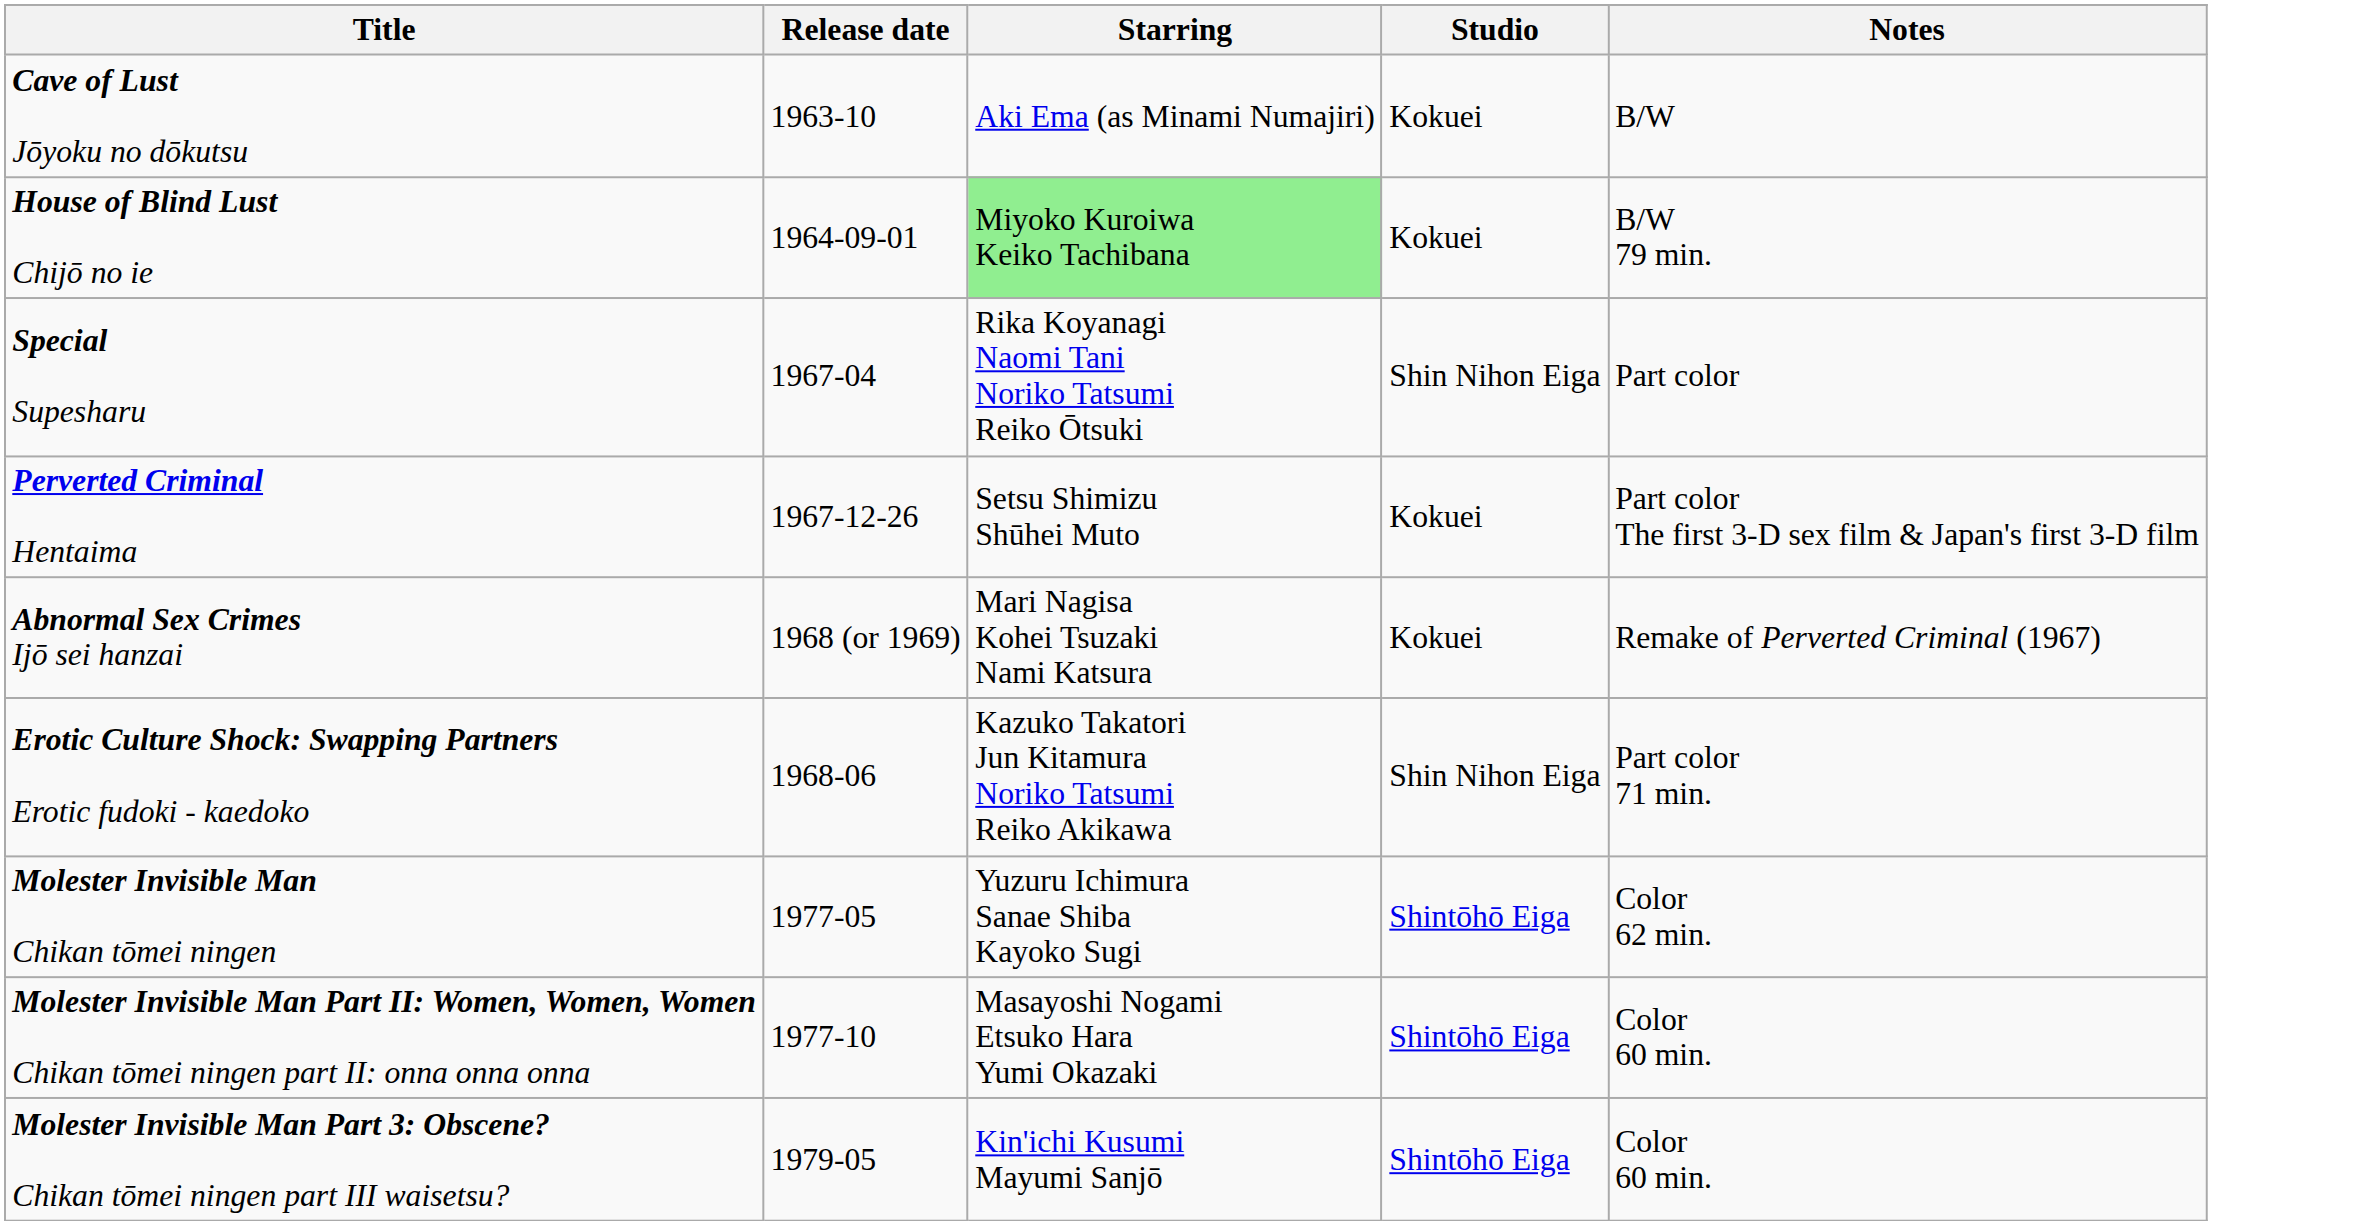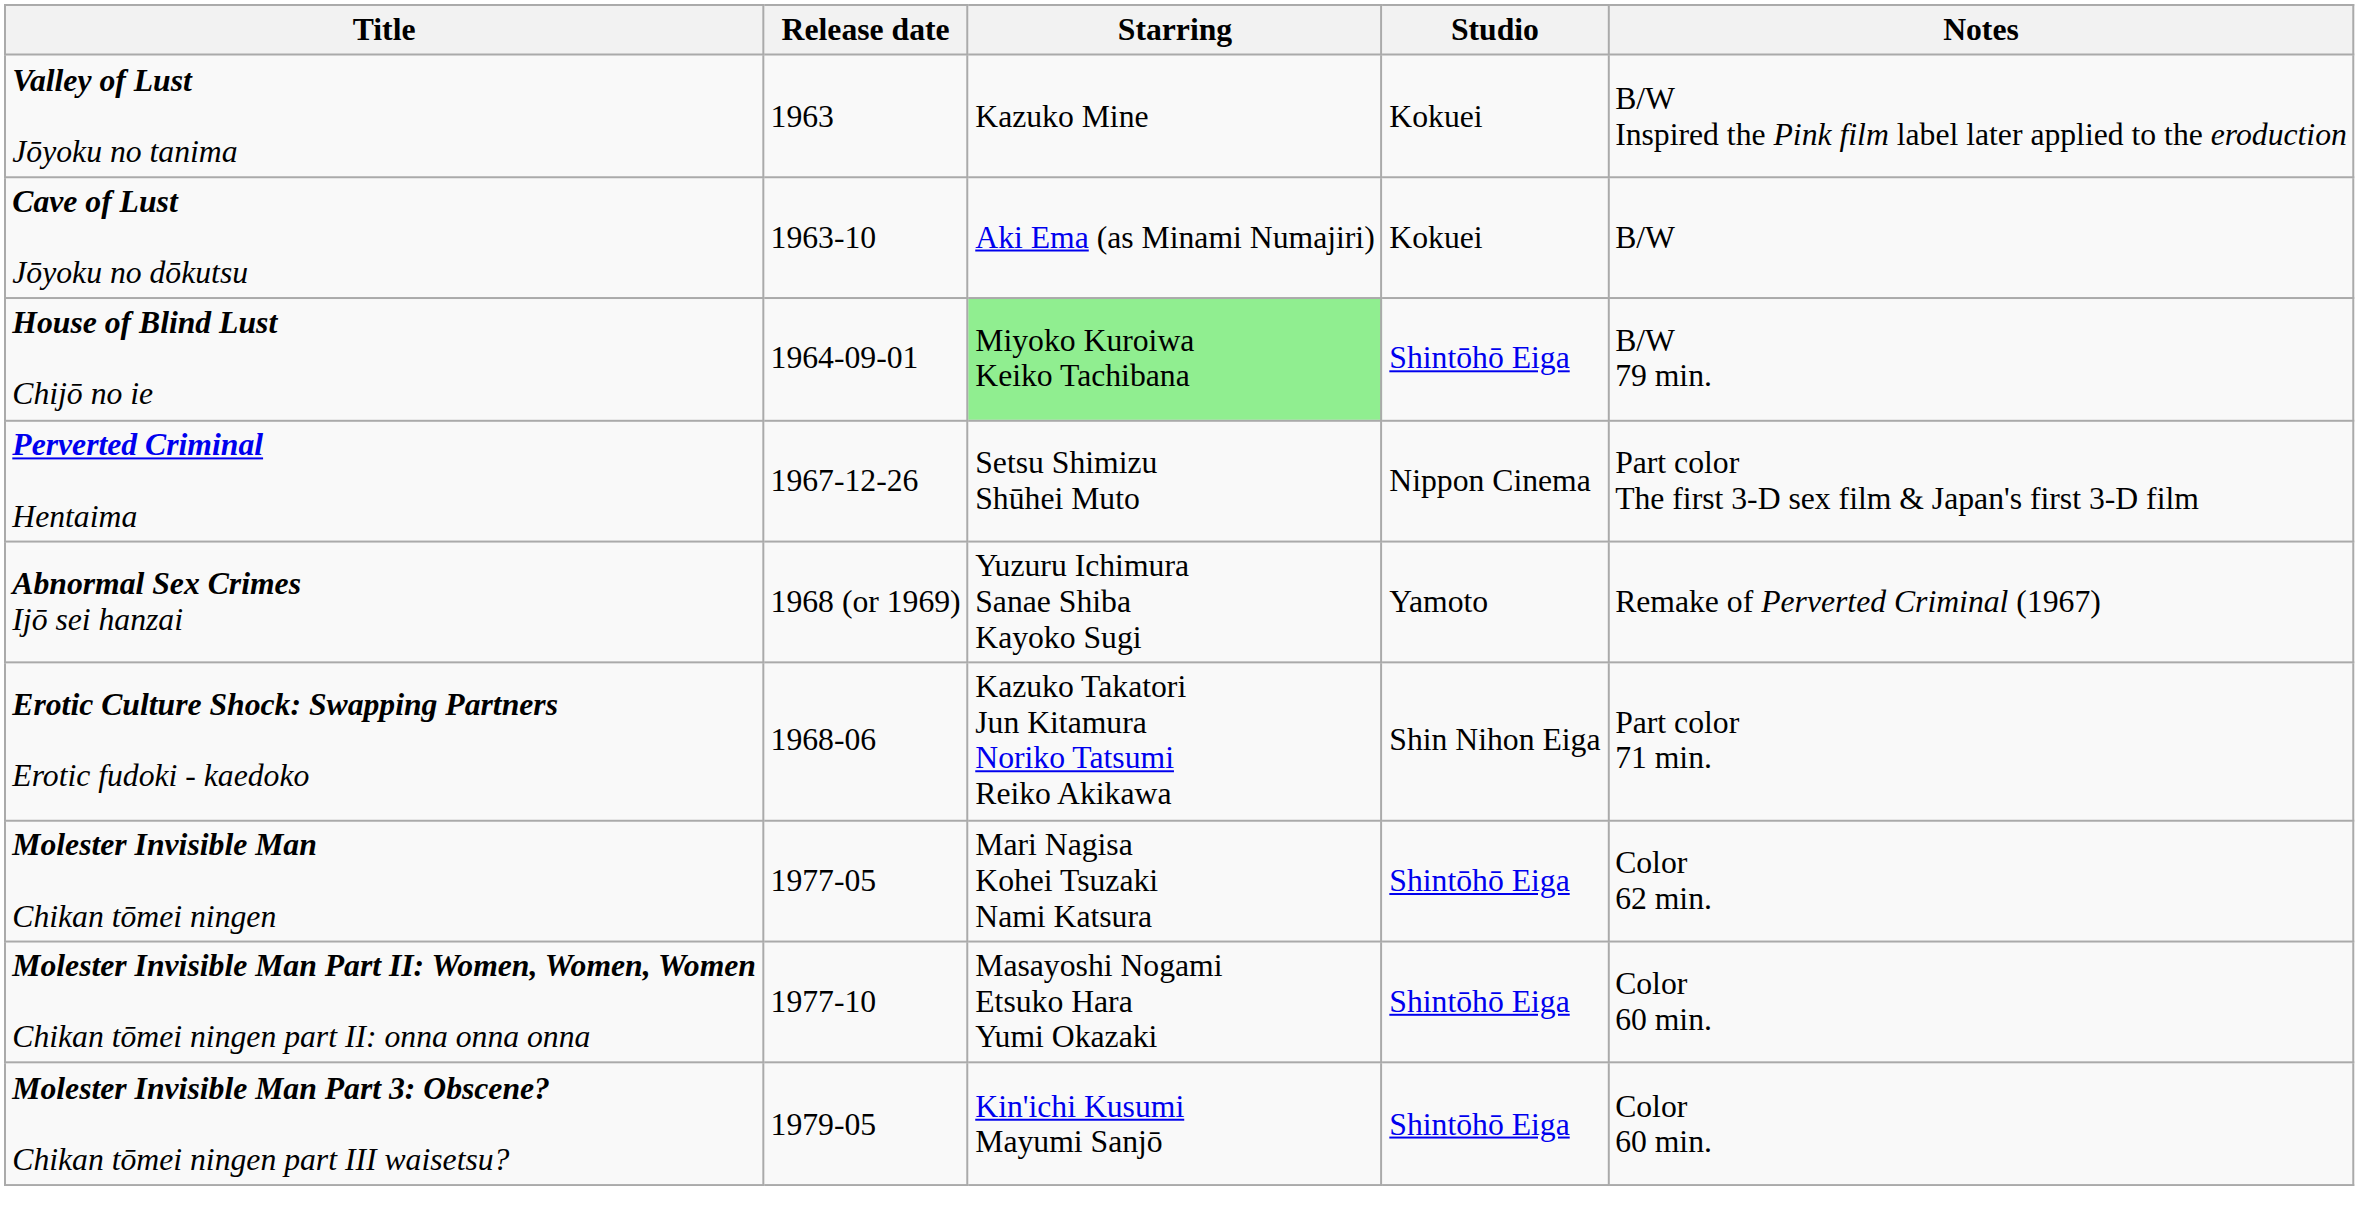+ row: (125, 115)
(1436, 237) Kokuei -> (1480, 358) Shintōhō Eiga
- row: (79, 376)
(1436, 515) Kokuei -> (1490, 480) Nippon Cinema
(1067, 637) Mari Nagisa Kohei Tsuzaki Nami Katsura -> (1082, 601) Yuzuru Ichimura Sanae Shiba Kayoko Sugi
(1436, 637) Kokuei -> (1439, 601) Yamoto
(1082, 915) Yuzuru Ichimura Sanae Shiba Kayoko Sugi -> (1067, 880) Mari Nagisa Kohei Tsuzaki Nami Katsura
